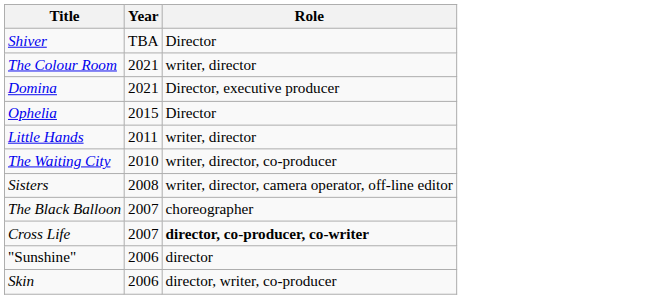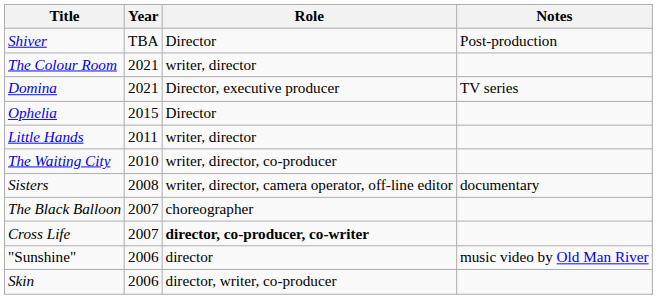+ column: (554, 16)
